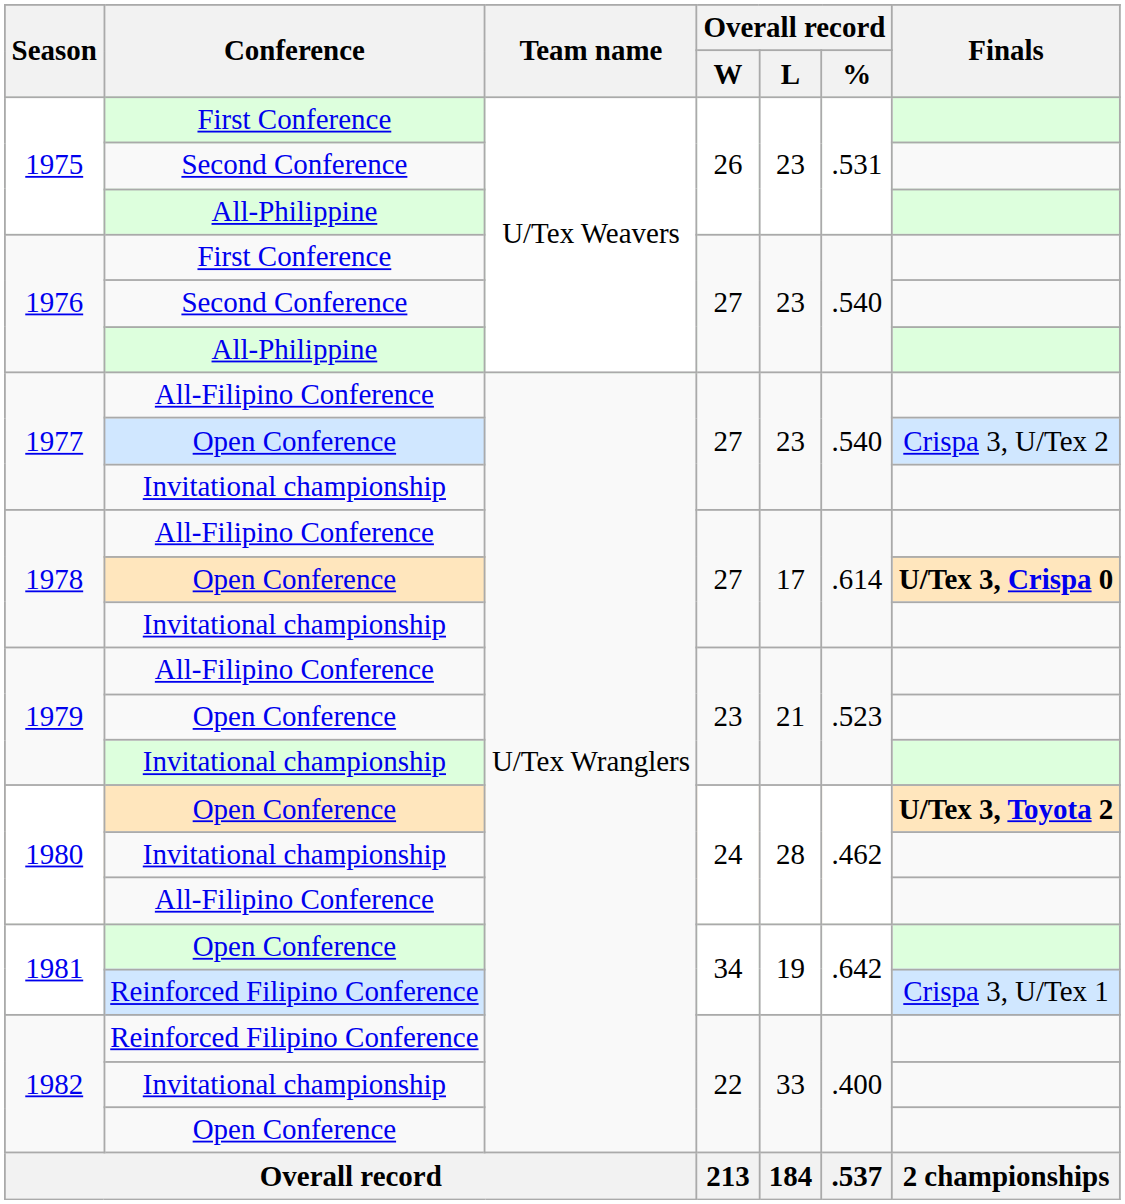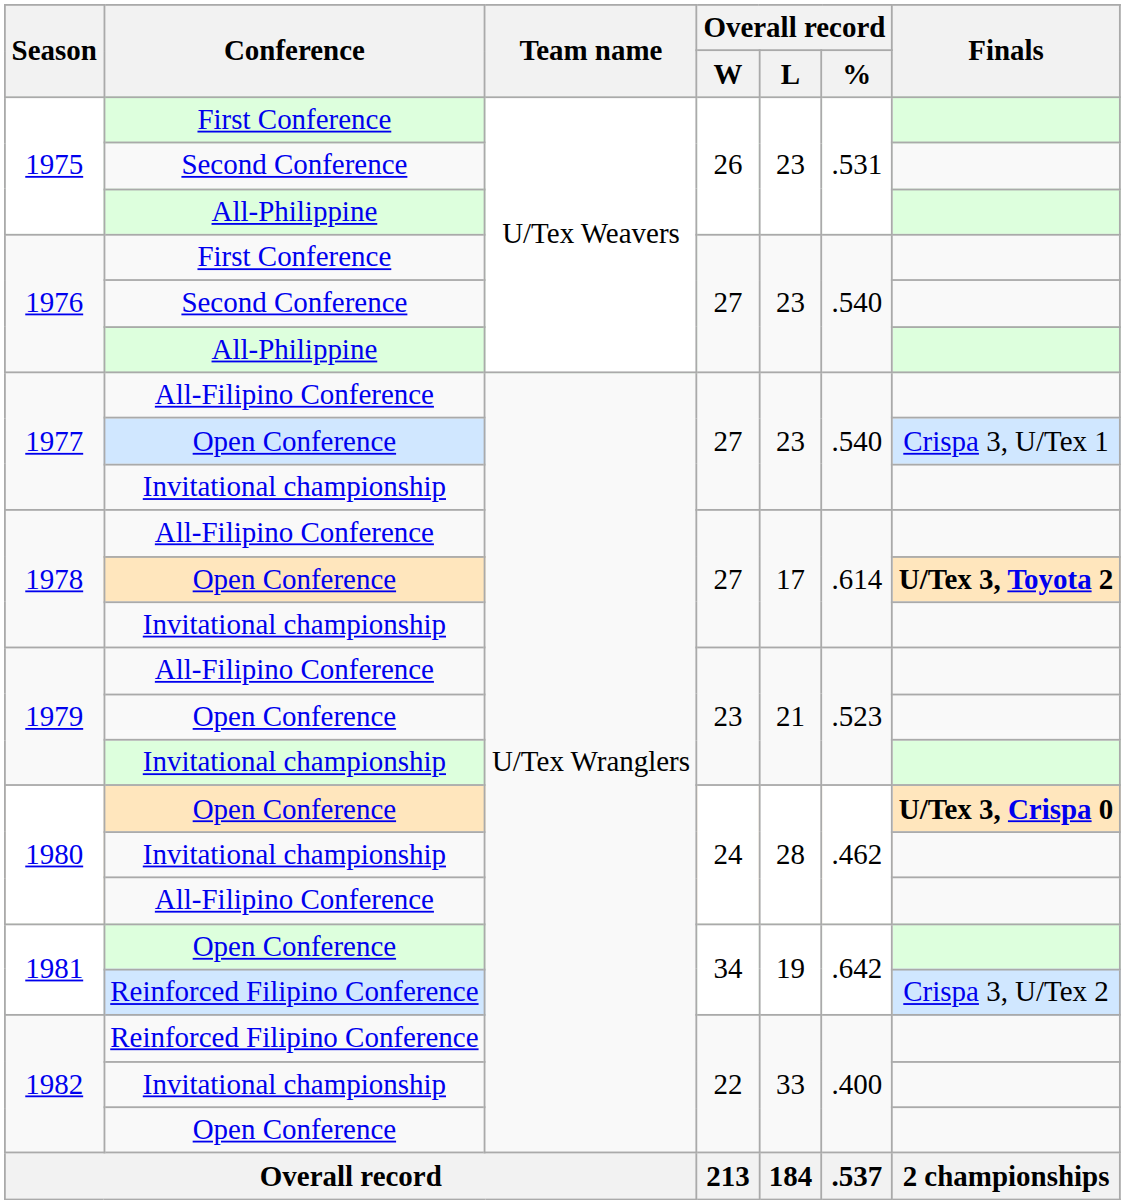(1006, 440) Crispa 3, U/Tex 2 -> (1006, 440) Crispa 3, U/Tex 1
(1006, 578) U/Tex 3, Crispa 0 -> (1006, 578) U/Tex 3, Toyota 2
(1006, 808) U/Tex 3, Toyota 2 -> (1006, 808) U/Tex 3, Crispa 0
(1006, 991) Crispa 3, U/Tex 1 -> (1006, 991) Crispa 3, U/Tex 2
